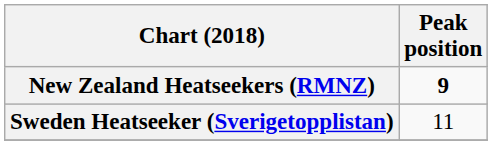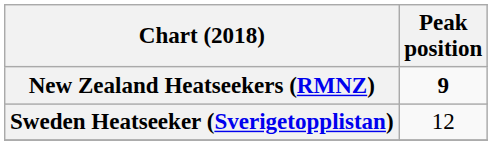(443, 121) 11 -> (443, 121) 12
